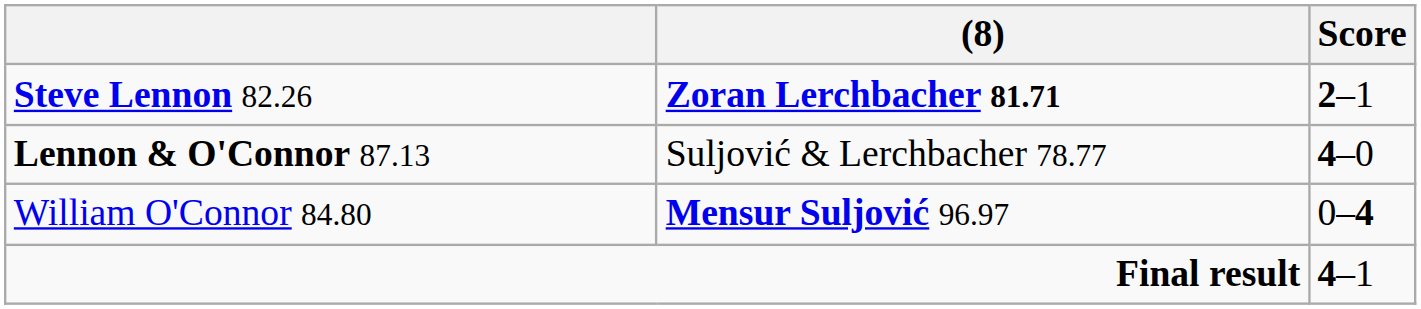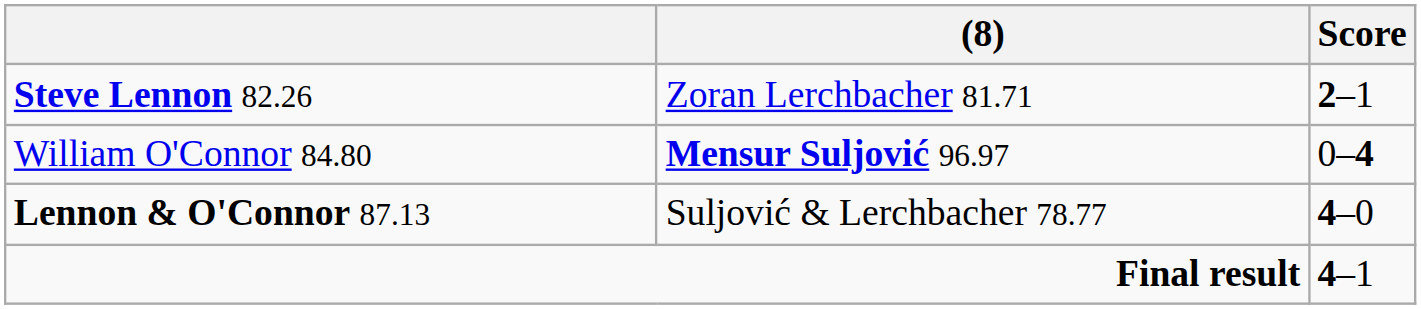(863, 93) bold -> (849, 93) normal
rows swapped: (193, 213) <-> (222, 153)
